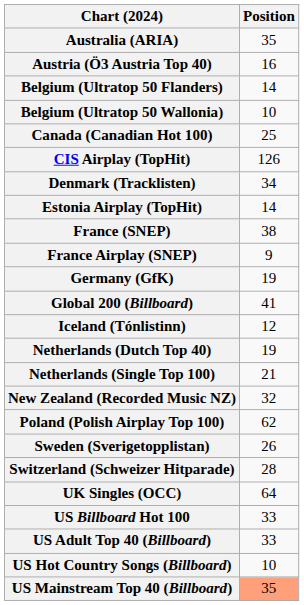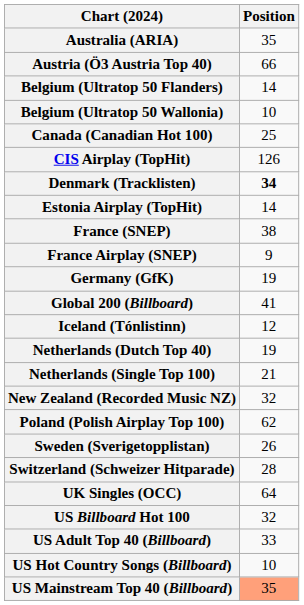(269, 64) 16 -> (269, 64) 66
(269, 183) normal -> (269, 183) bold
(269, 517) 33 -> (269, 517) 32
